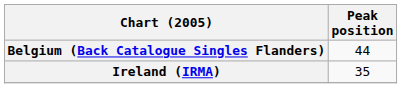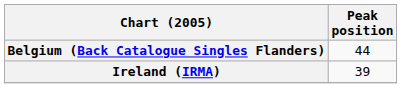(362, 72) 35 -> (362, 72) 39
